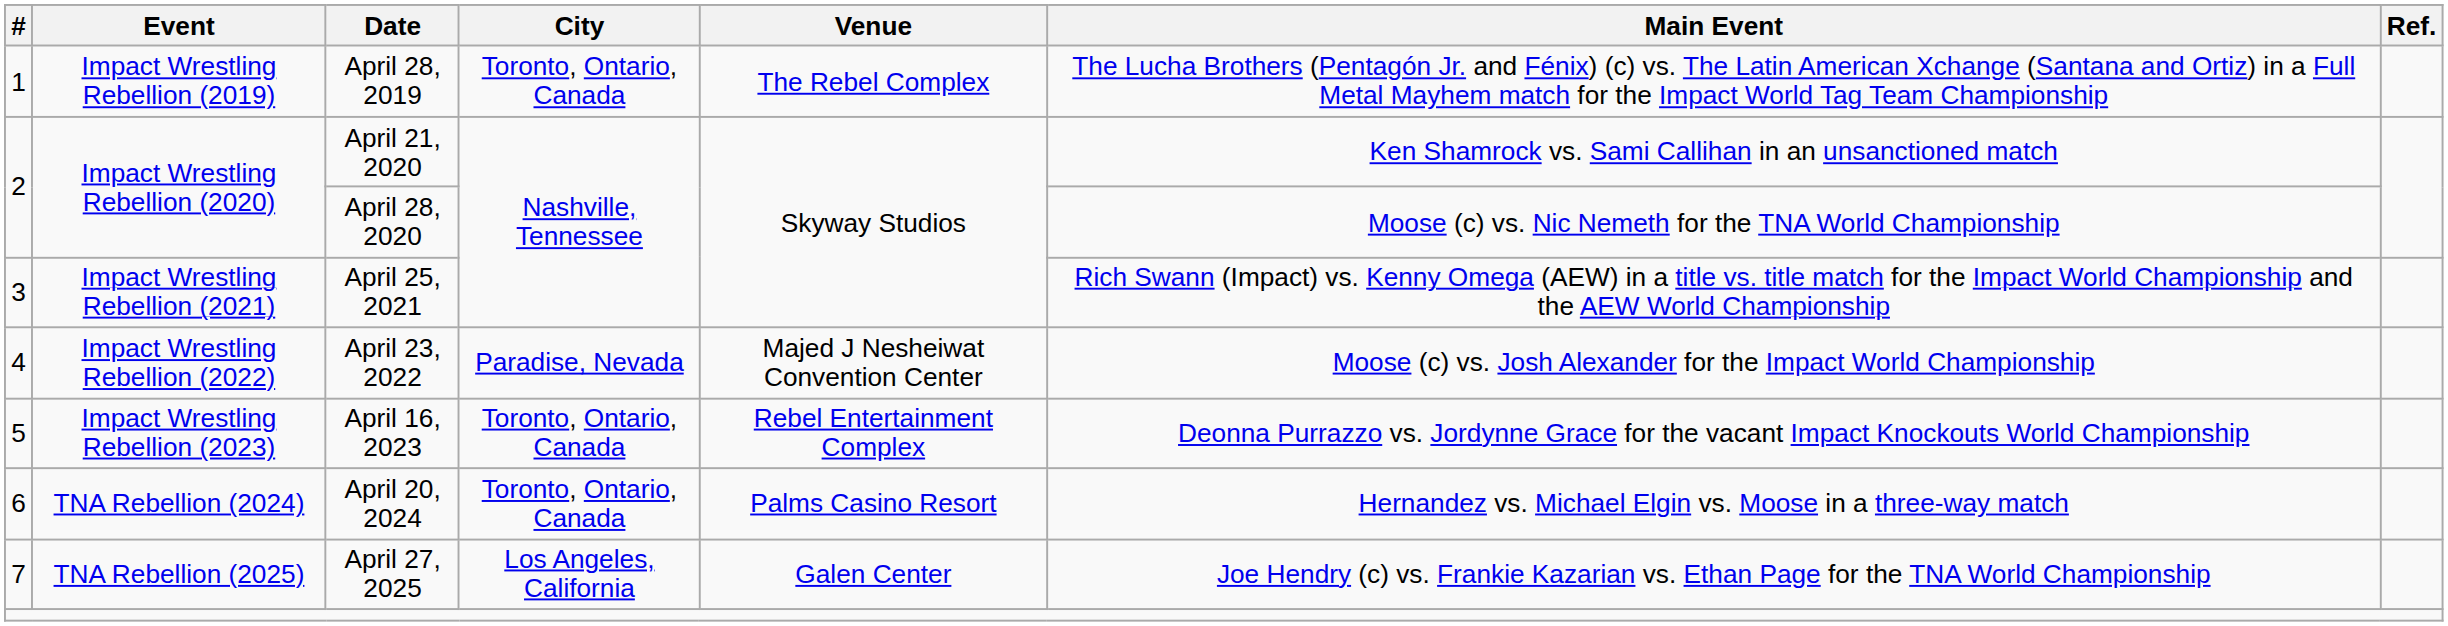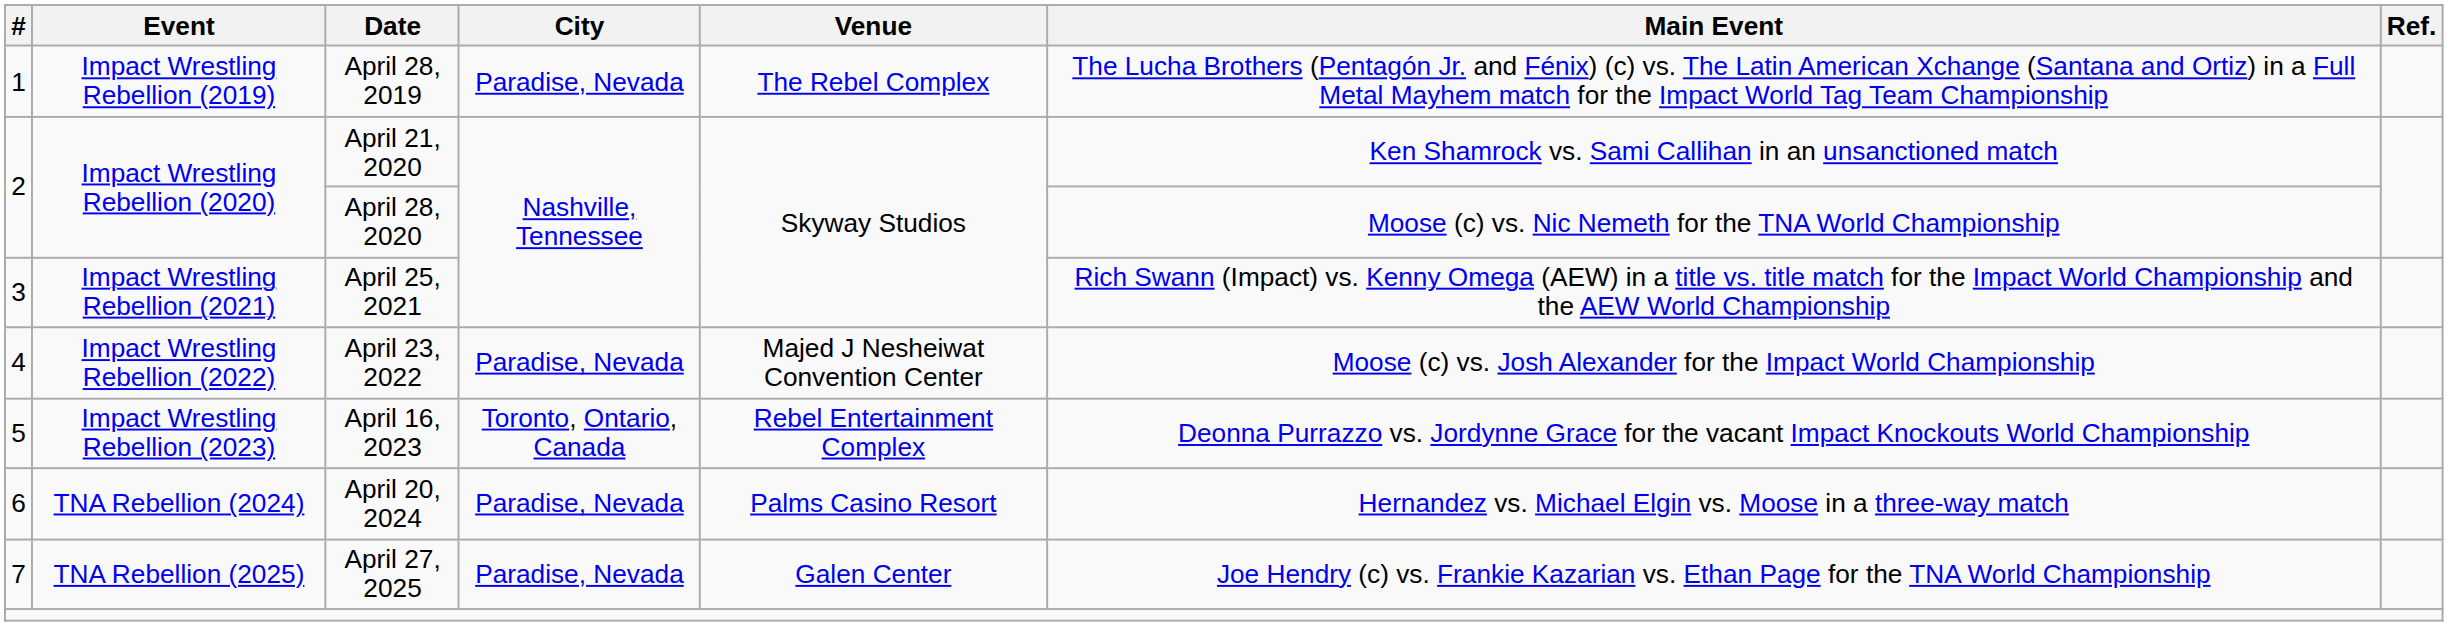(579, 81) Toronto, Ontario, Canada -> (579, 81) Paradise, Nevada
(579, 503) Toronto, Ontario, Canada -> (579, 503) Paradise, Nevada
(579, 573) Los Angeles, California -> (579, 573) Paradise, Nevada
